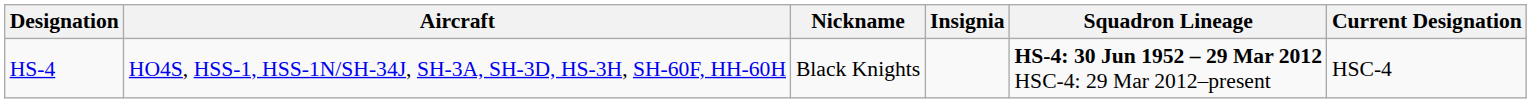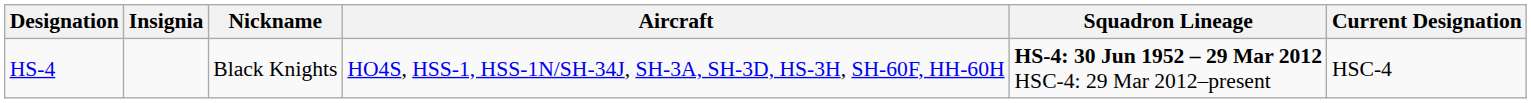columns swapped: (967, 21) <-> (457, 21)
